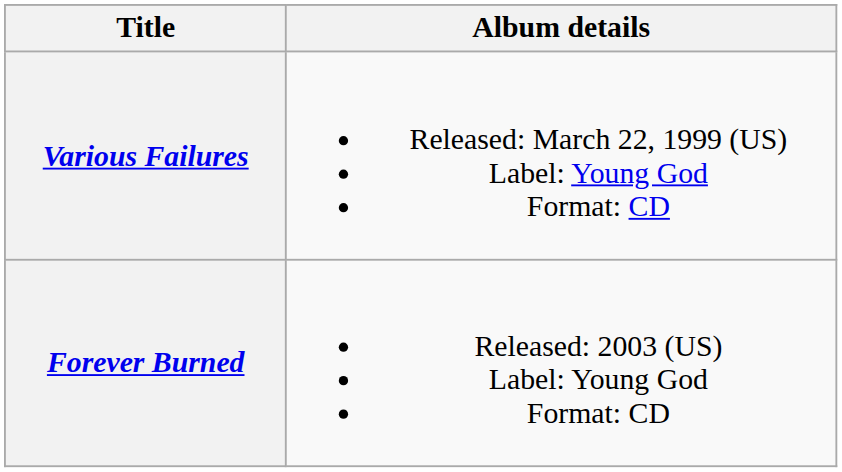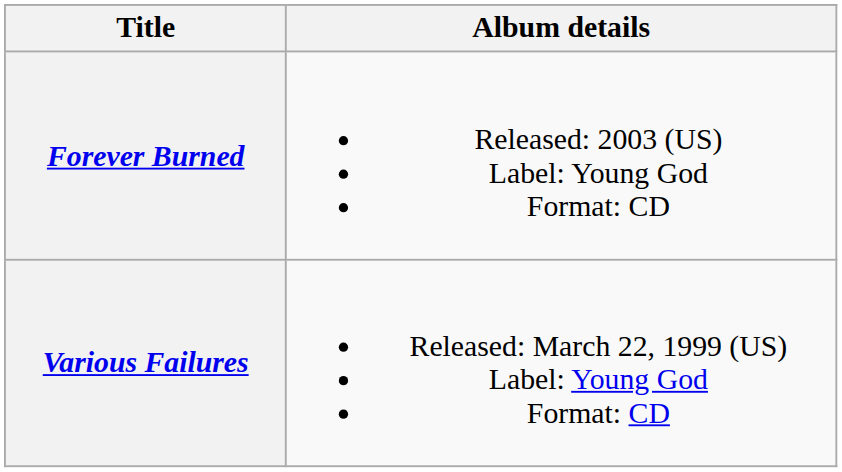rows swapped: (146, 155) <-> (146, 362)
